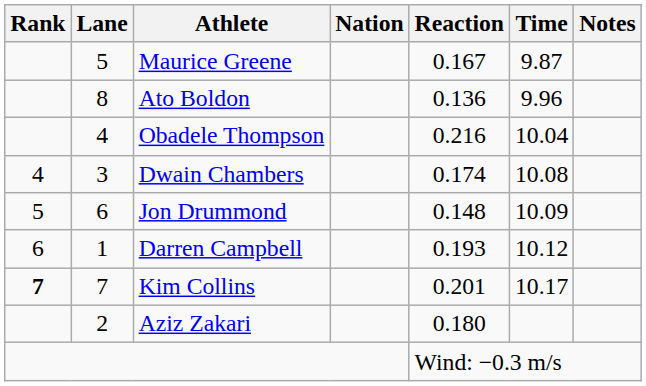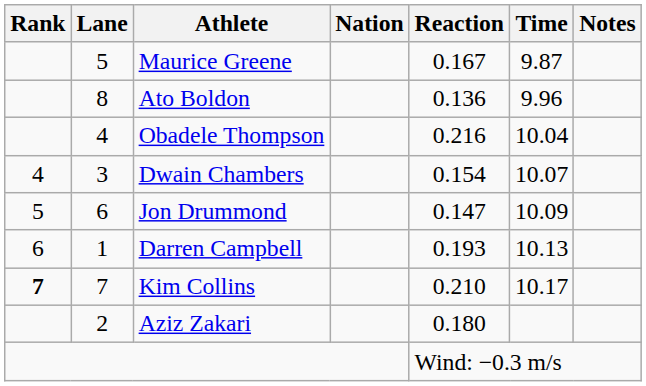(459, 173) 0.174 -> (459, 173) 0.154
(542, 173) 10.08 -> (542, 173) 10.07
(459, 211) 0.148 -> (459, 211) 0.147
(542, 248) 10.12 -> (542, 248) 10.13
(459, 286) 0.201 -> (459, 286) 0.210
